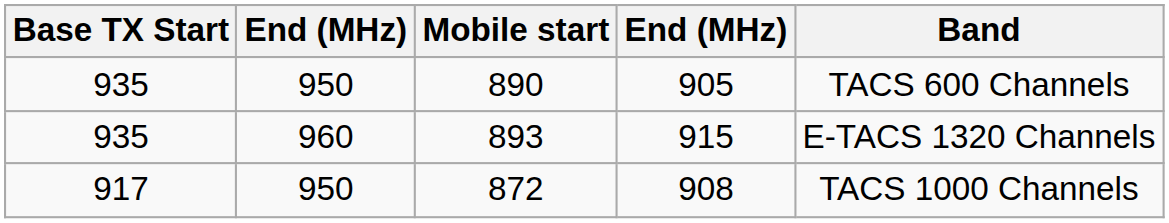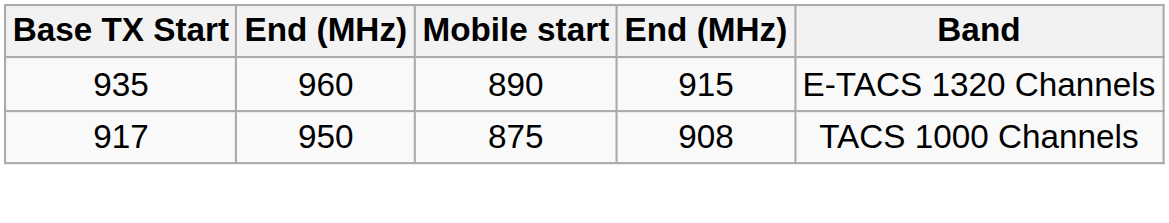- row: (121, 83)
(516, 136) 893 -> (516, 83) 890
(516, 189) 872 -> (516, 136) 875
